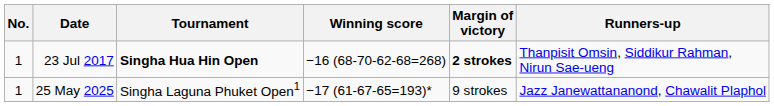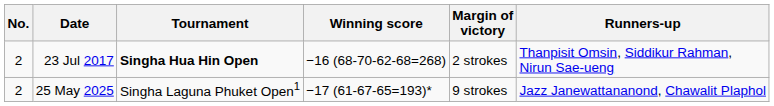(18, 59) 1 -> (18, 59) 2
(482, 59) bold -> (480, 59) normal
(18, 90) 1 -> (18, 90) 2
